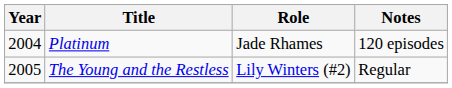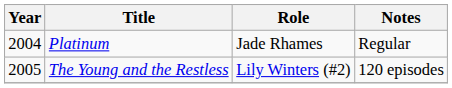(401, 43) 120 episodes -> (384, 43) Regular
(384, 69) Regular -> (401, 69) 120 episodes
